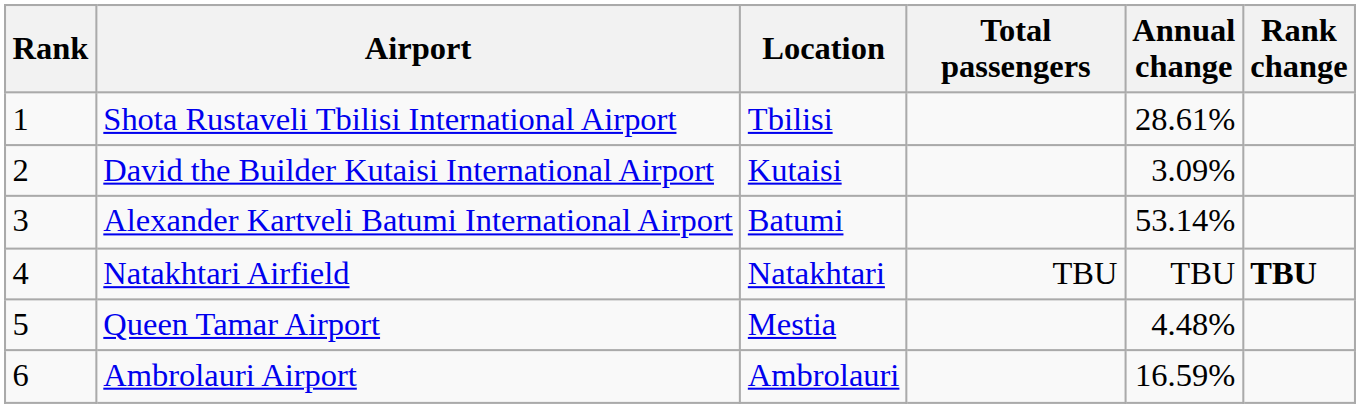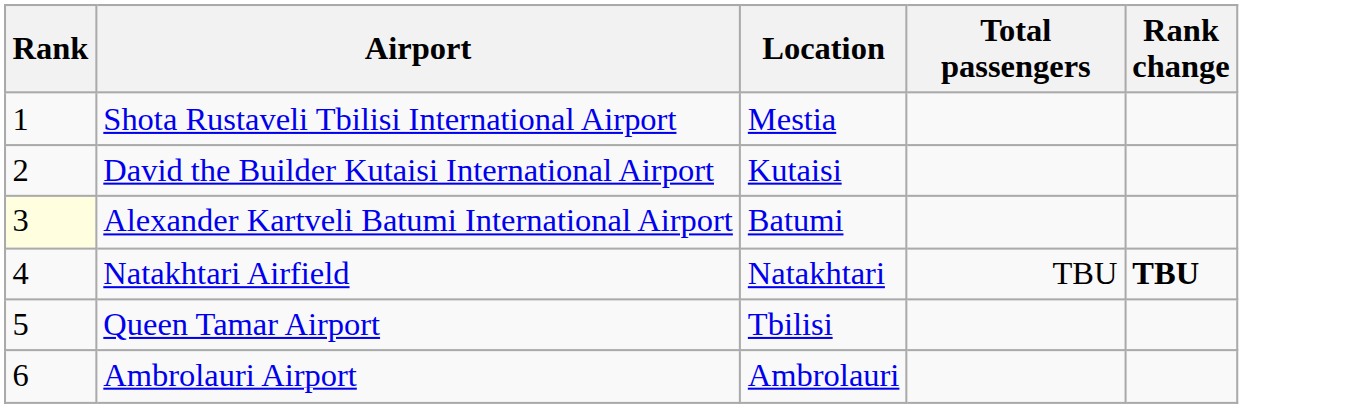- column: (1184, 48)
(790, 118) Tbilisi -> (792, 118) Mestia
(21, 221) no background -> (21, 221) lightyellow background
(792, 324) Mestia -> (790, 324) Tbilisi
